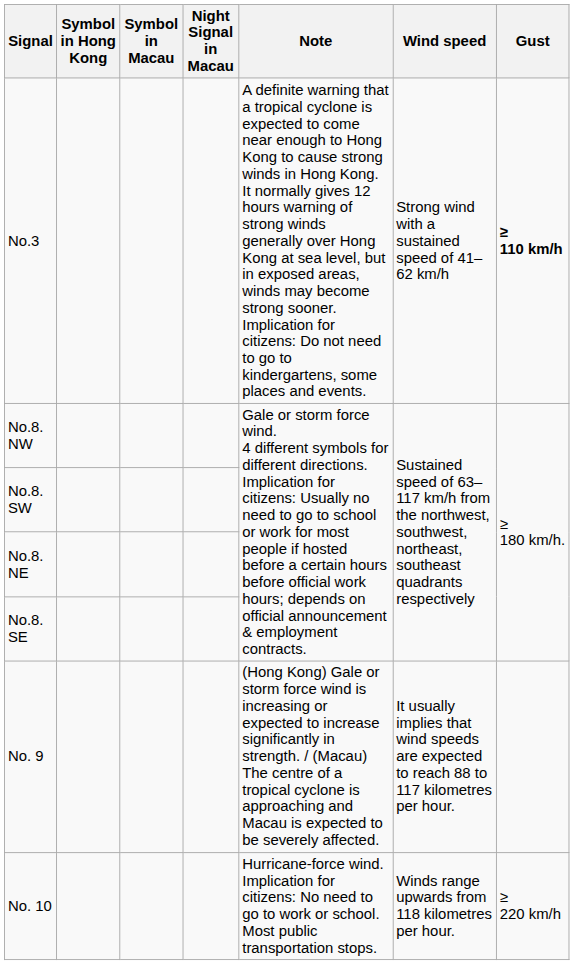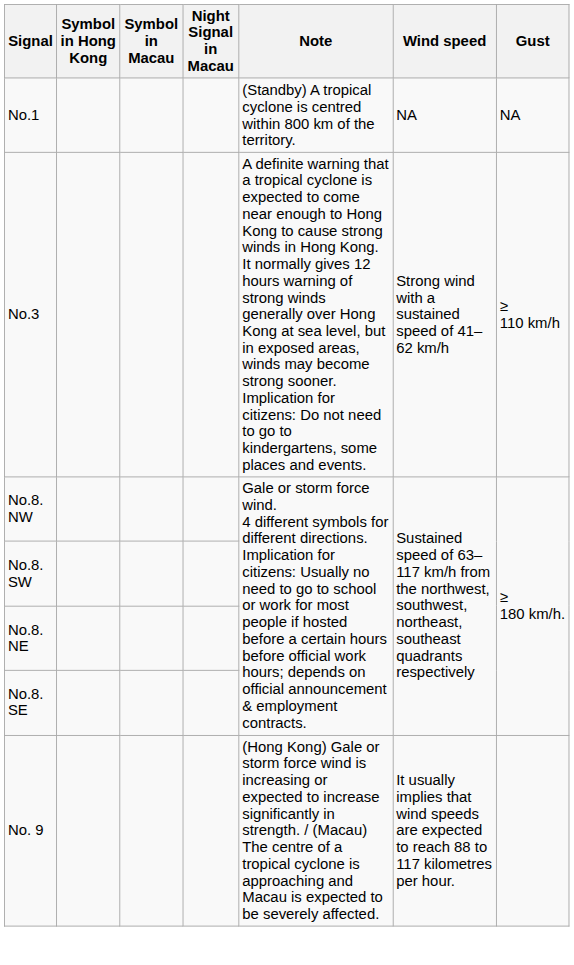+ row: (24, 115)
(531, 240) bold -> (530, 314) normal
- row: (30, 905)
